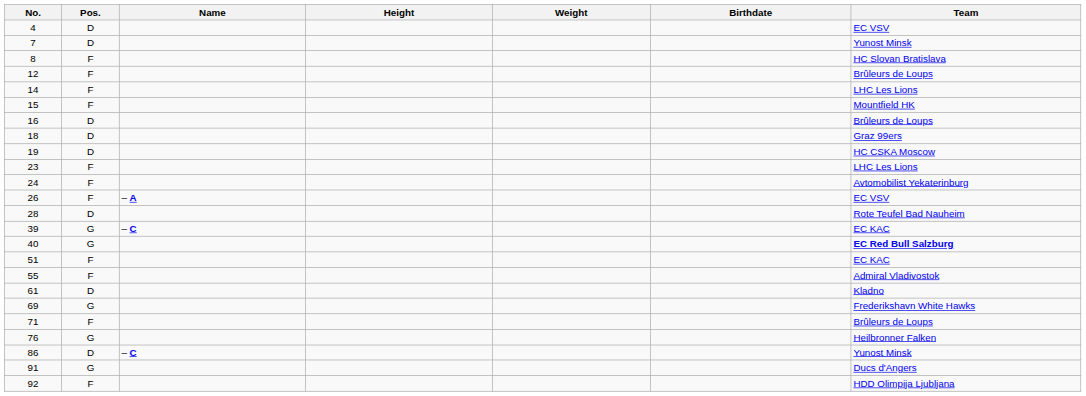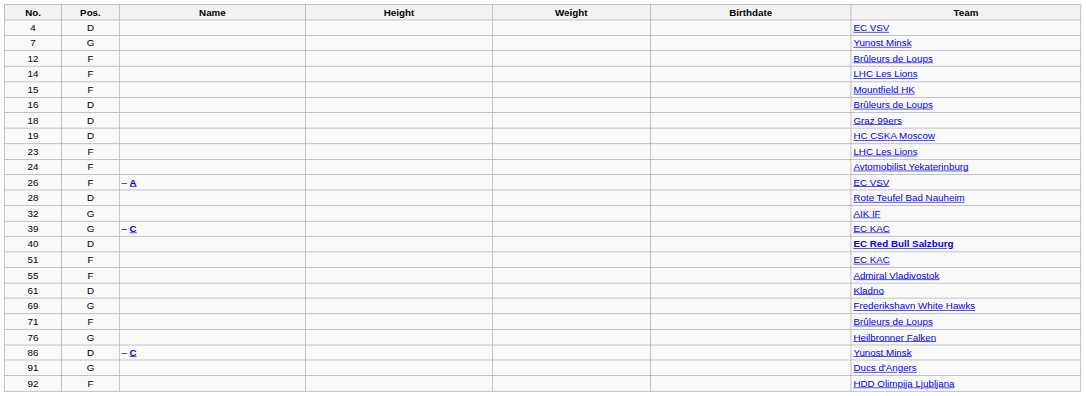(90, 43) D -> (90, 43) G
- row: (33, 59)
+ row: (33, 214)
(90, 245) G -> (90, 245) D
